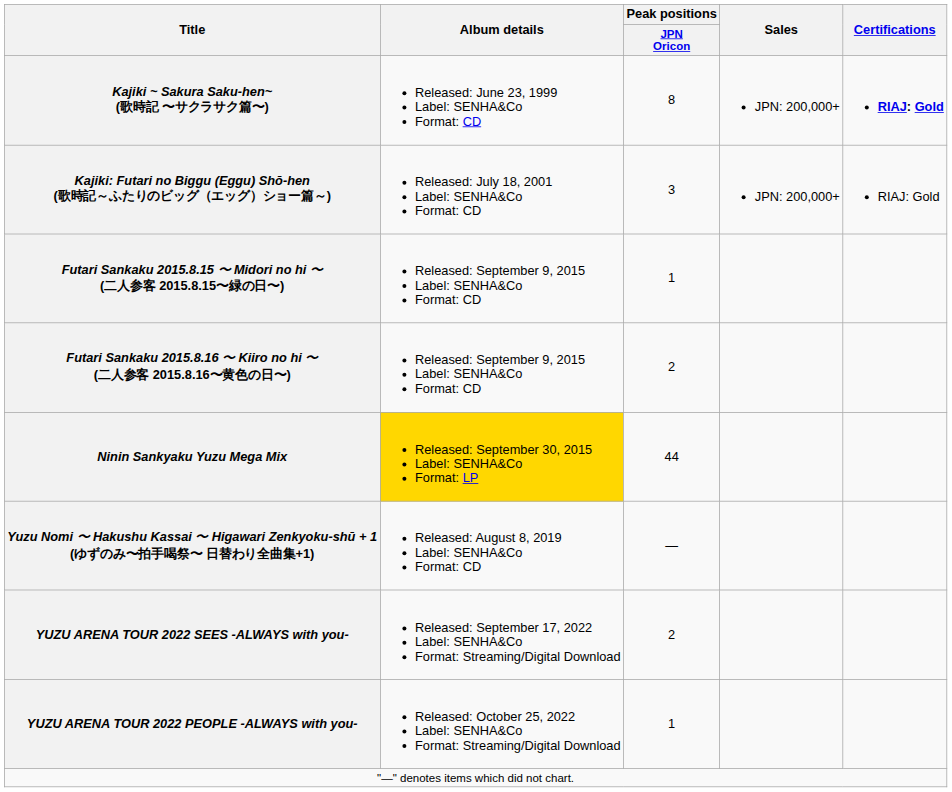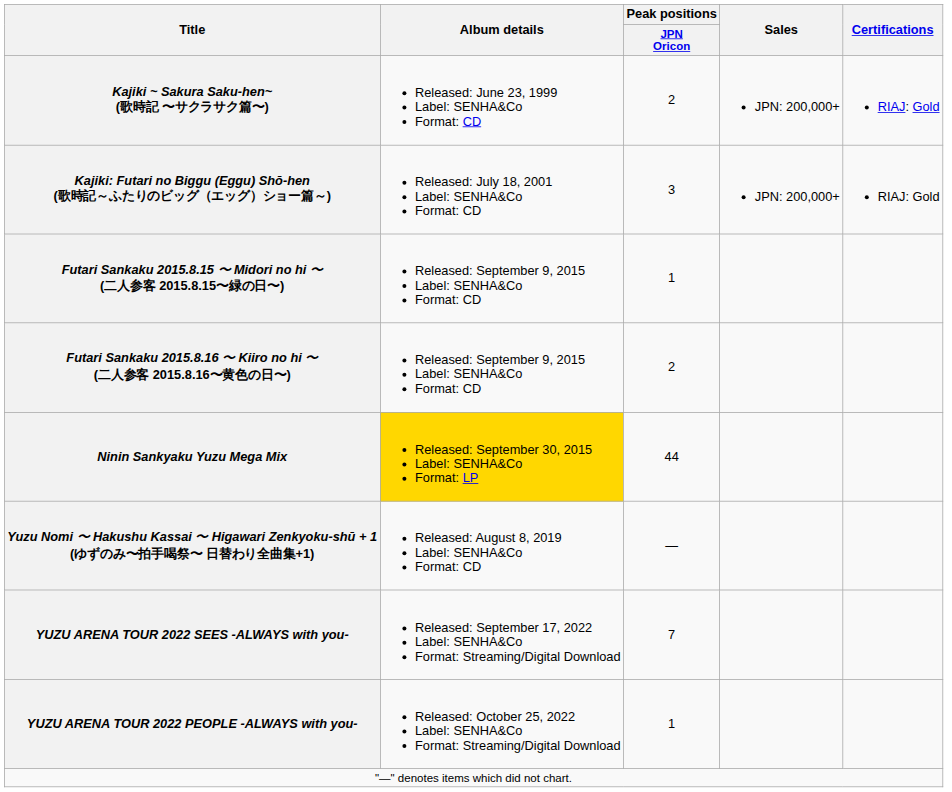(672, 100) 8 -> (672, 100) 2
(895, 107) bold -> (893, 107) normal
(672, 634) 2 -> (672, 634) 7
